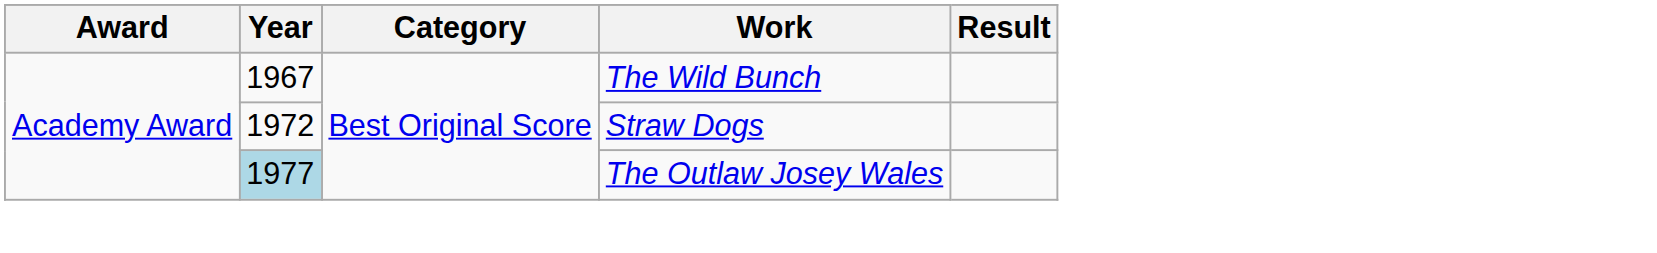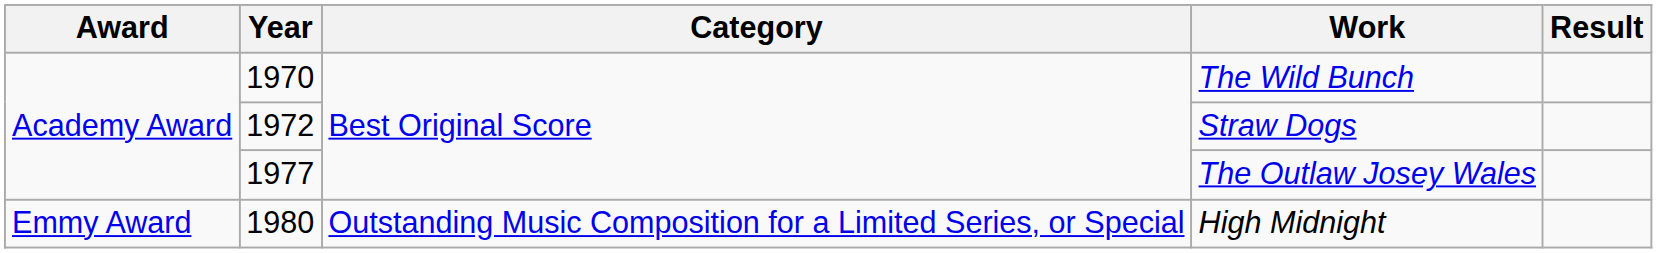(280, 77) 1967 -> (280, 77) 1970
(280, 174) lightblue background -> (280, 174) no background
+ row: (1292, 222)
